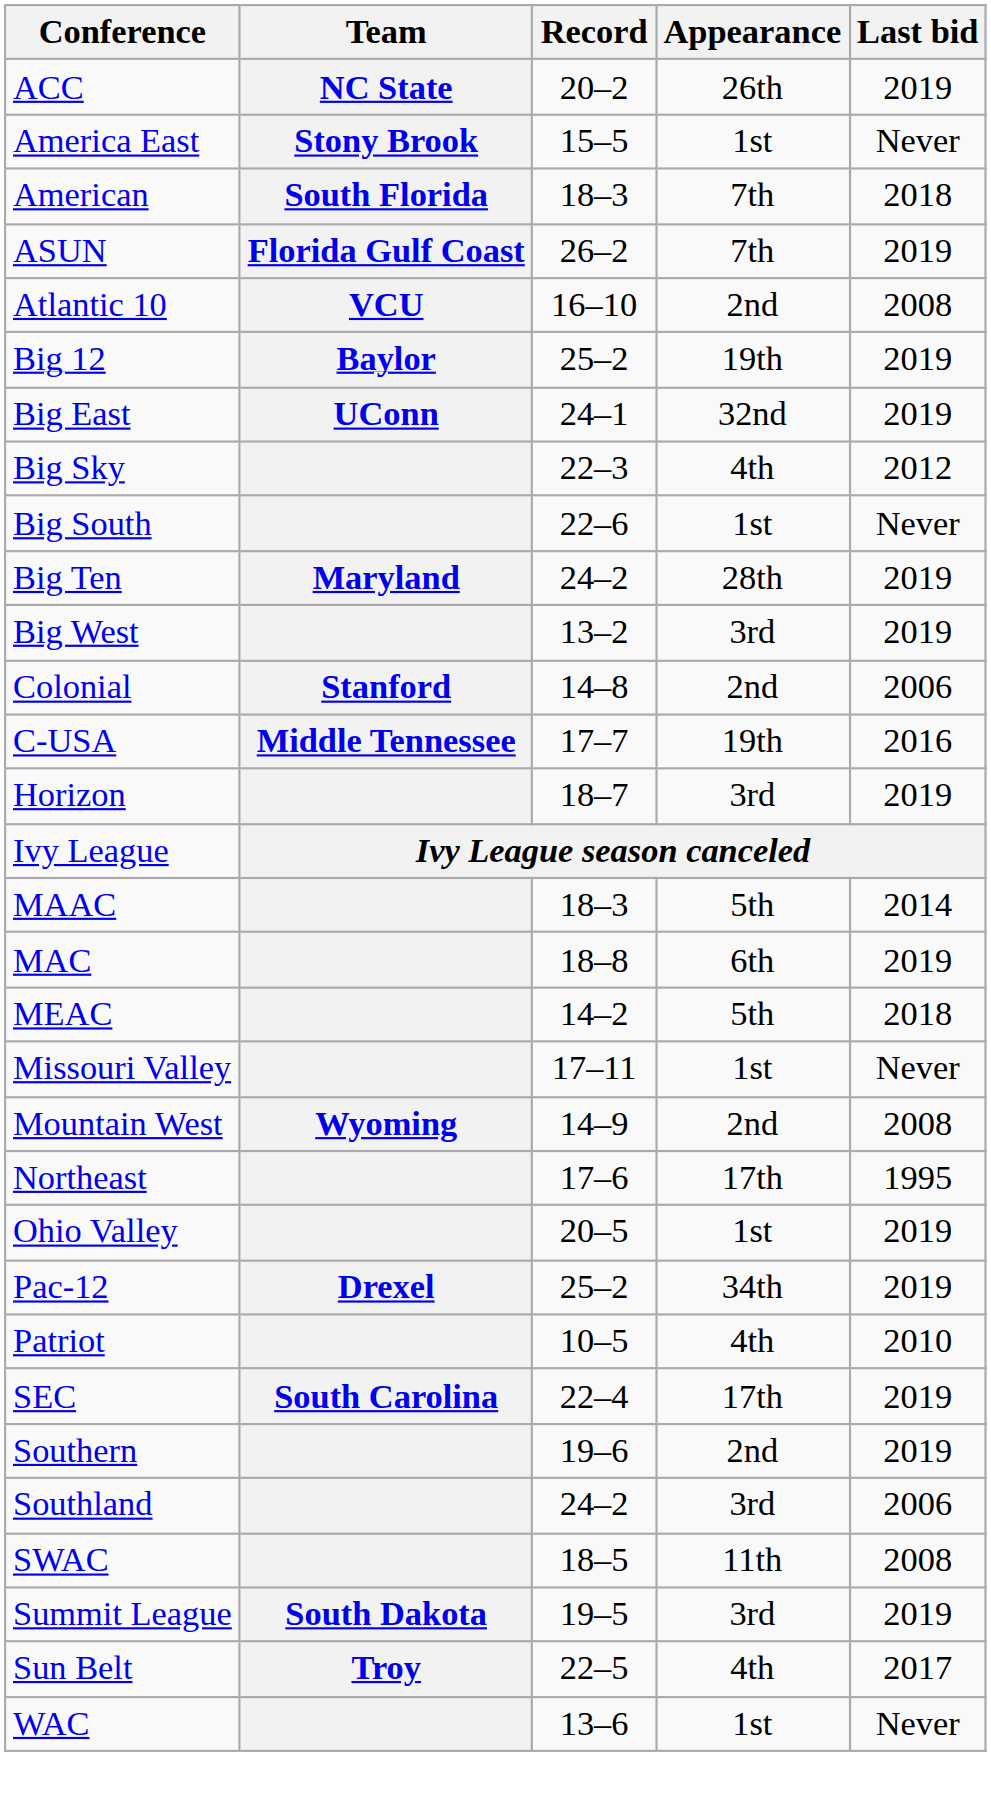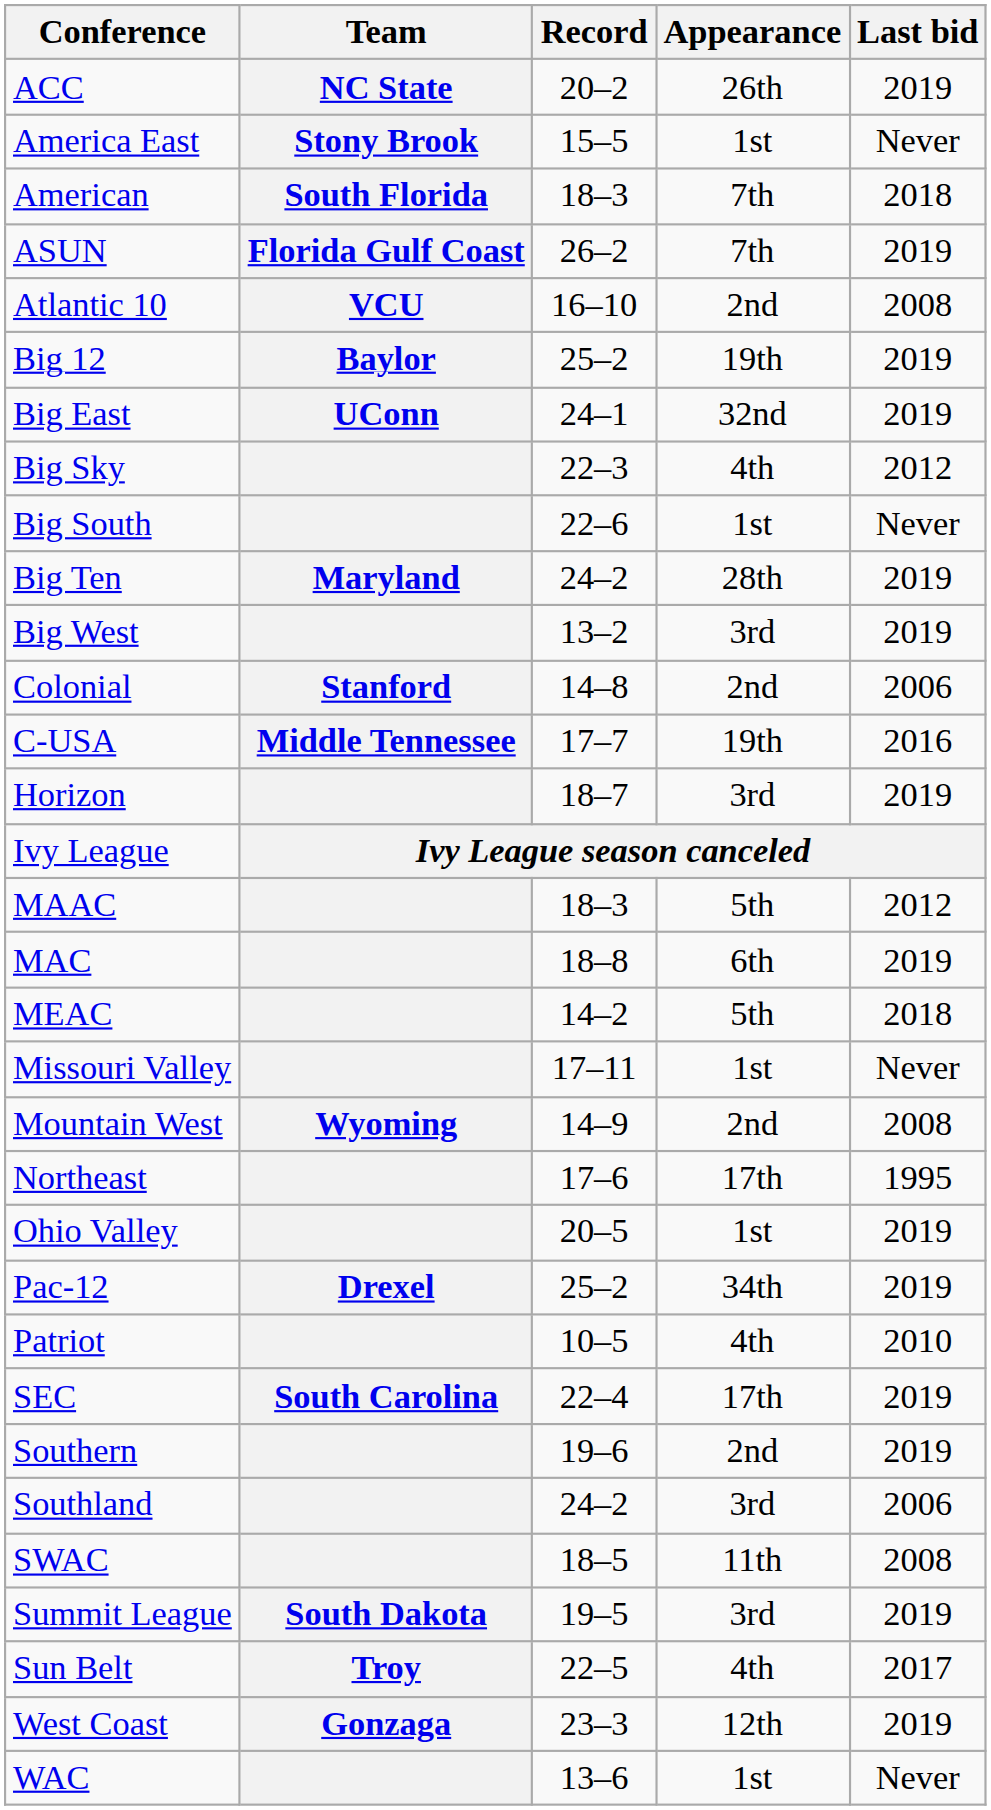(918, 904) 2014 -> (918, 904) 2012
+ row: (90, 1723)
